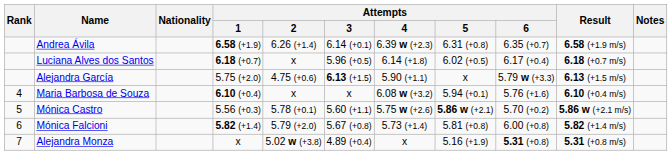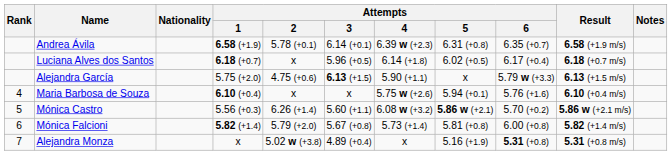(294, 45) 6.26 (+1.4) -> (294, 45) 5.78 (+0.1)
(404, 93) 6.08 w (+3.2) -> (404, 93) 5.75 w (+2.6)
(294, 110) 5.78 (+0.1) -> (294, 110) 6.26 (+1.4)
(404, 110) 5.75 w (+2.6) -> (404, 110) 6.08 w (+3.2)
